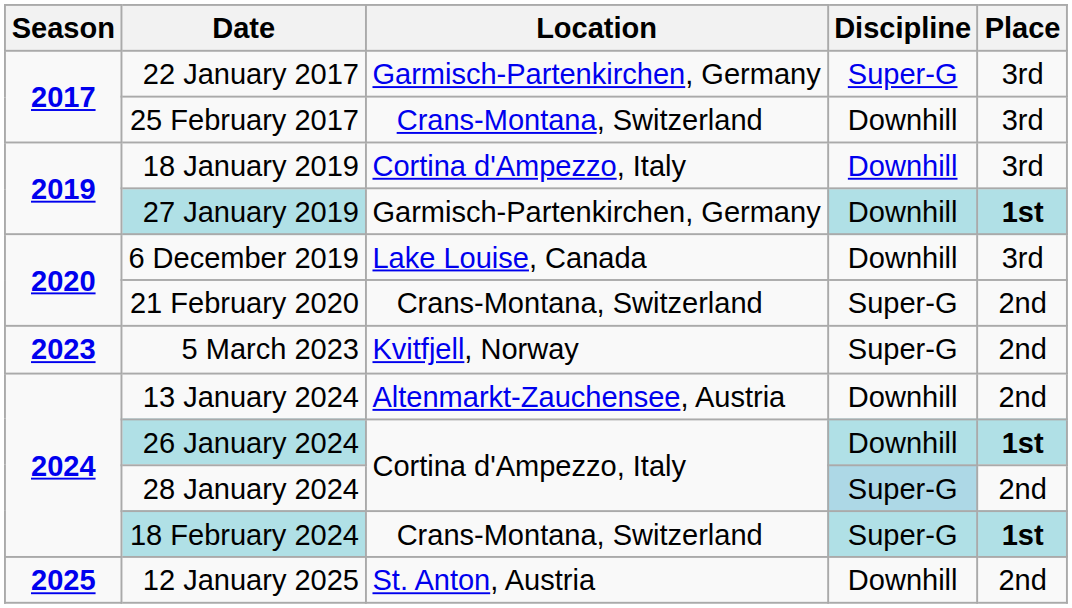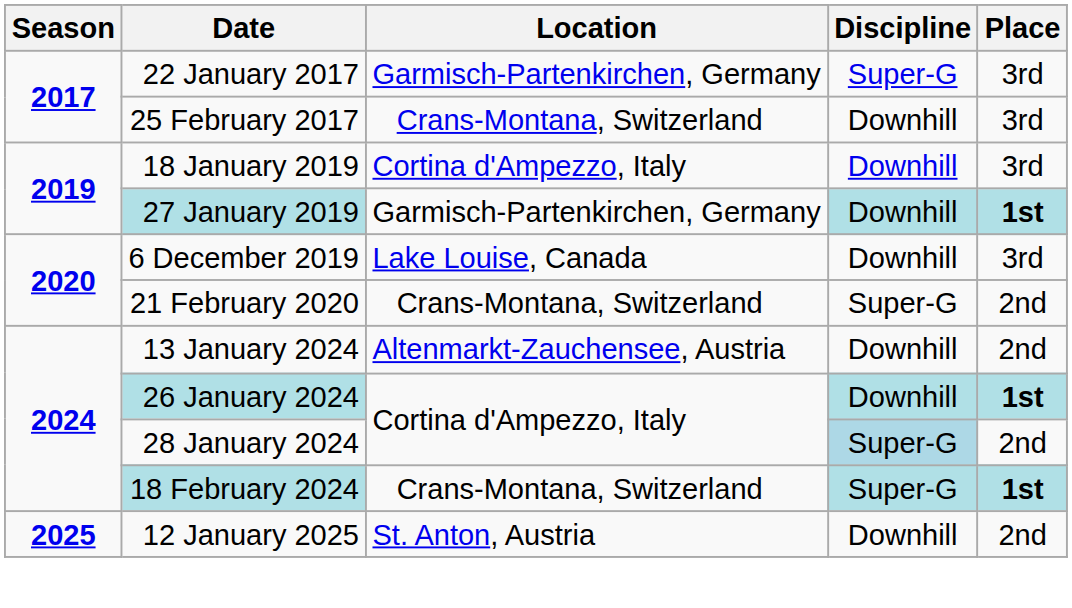- row: (270, 350)
